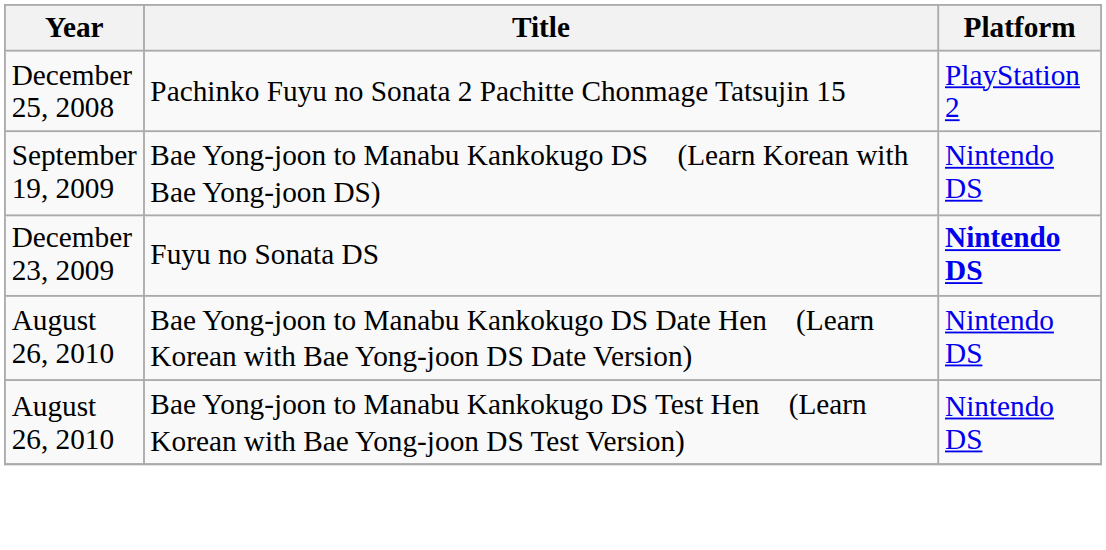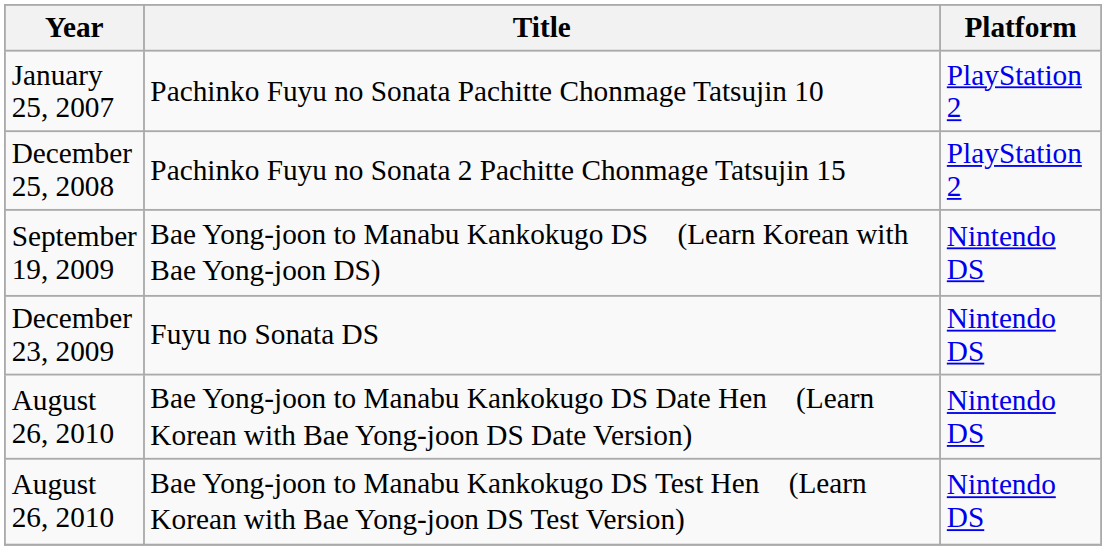+ row: (487, 90)
(1003, 254) bold -> (1001, 334) normal
